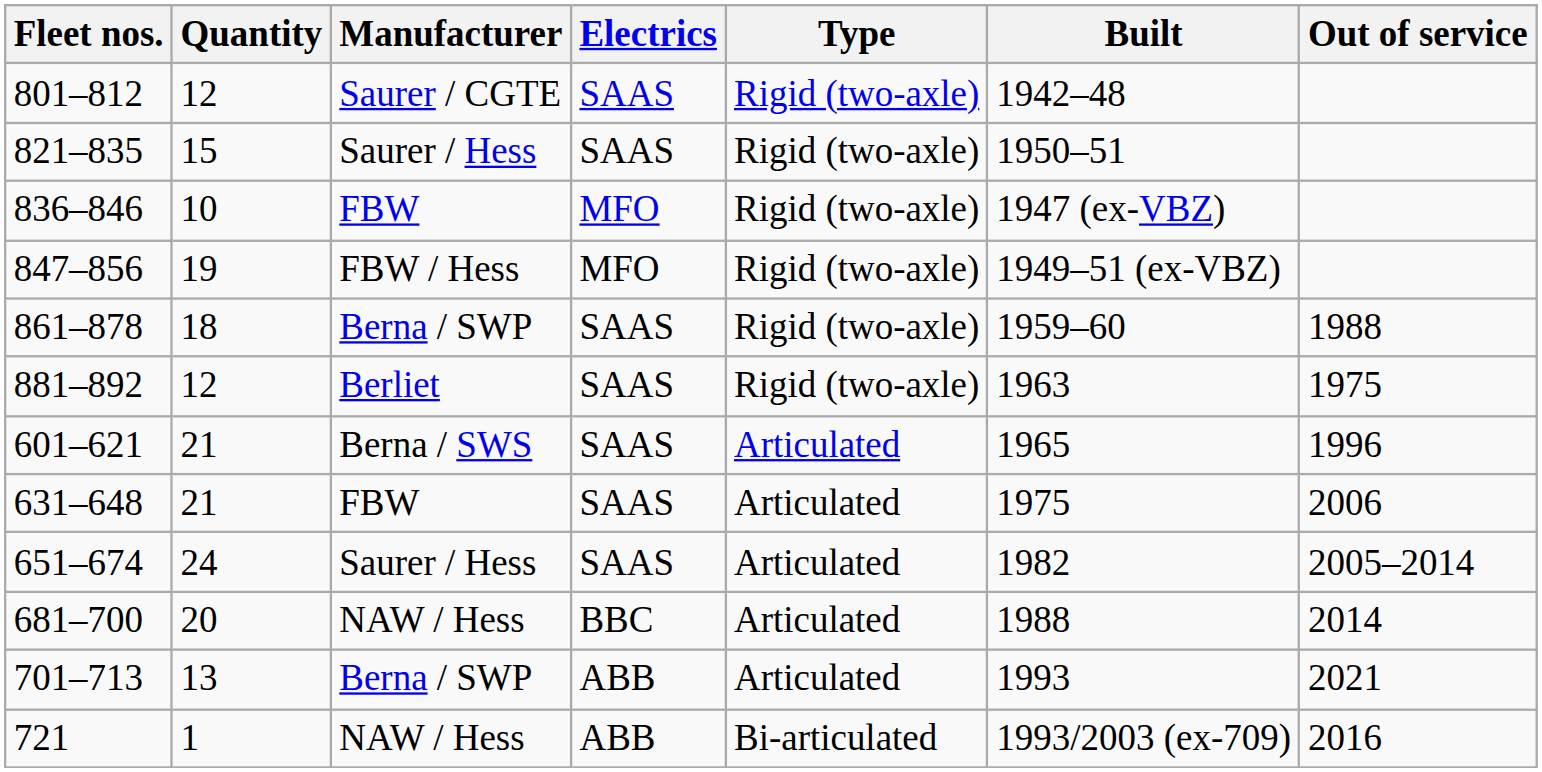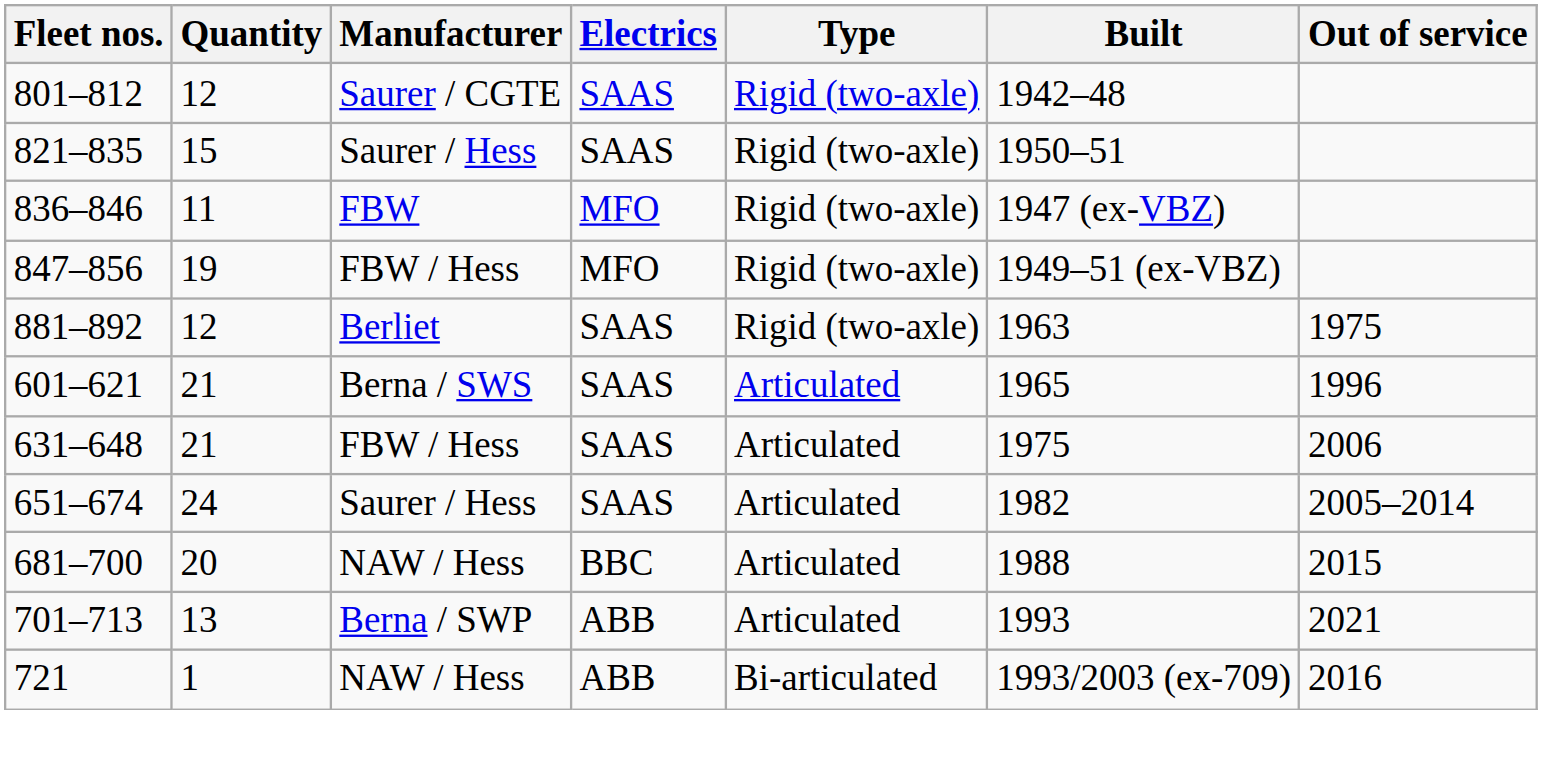(199, 209) 10 -> (198, 209) 11
- row: (78, 326)
(379, 502) FBW -> (429, 444) FBW / Hess
(1345, 619) 2014 -> (1345, 561) 2015
